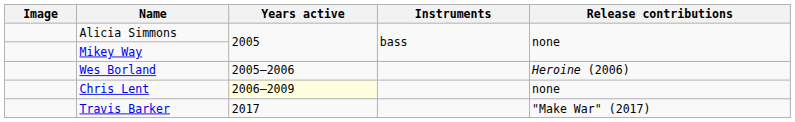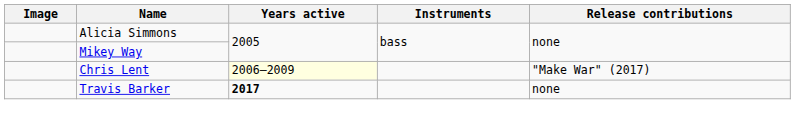- row: (118, 70)
(546, 89) none -> (591, 70) "Make War" (2017)
(246, 108) normal -> (246, 89) bold
(591, 108) "Make War" (2017) -> (546, 89) none
